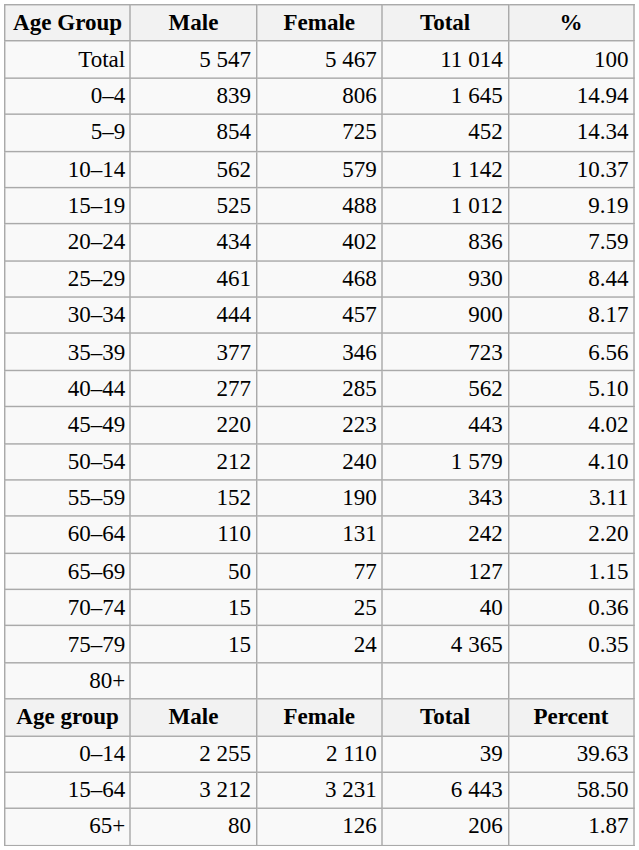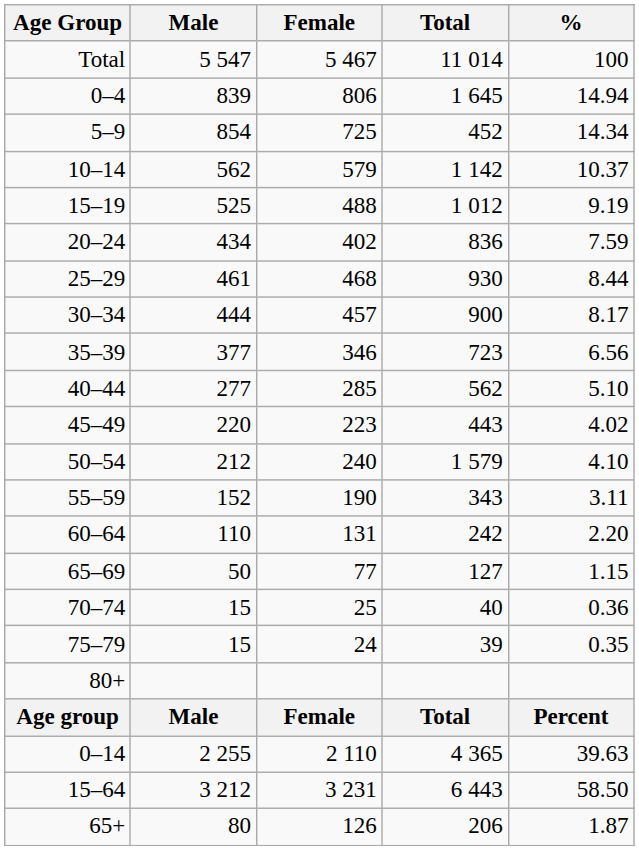(477, 643) 4 365 -> (491, 643) 39
(491, 753) 39 -> (477, 753) 4 365
